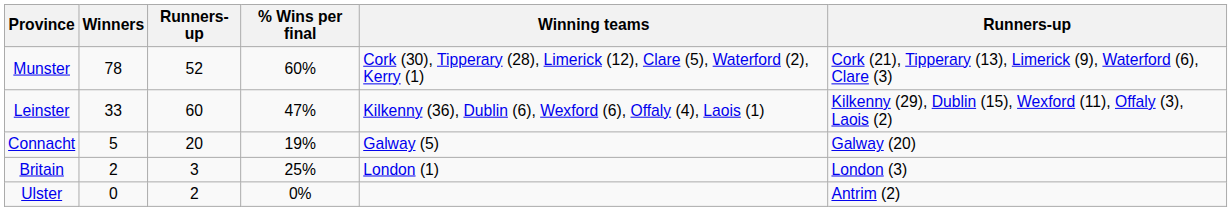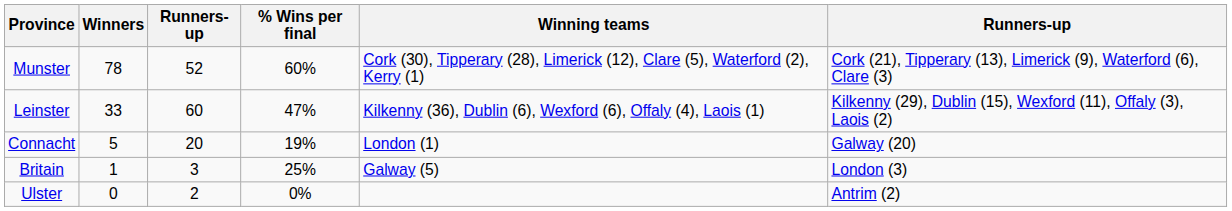(401, 144) Galway (5) -> (401, 144) London (1)
(113, 169) 2 -> (113, 169) 1
(401, 169) London (1) -> (401, 169) Galway (5)
